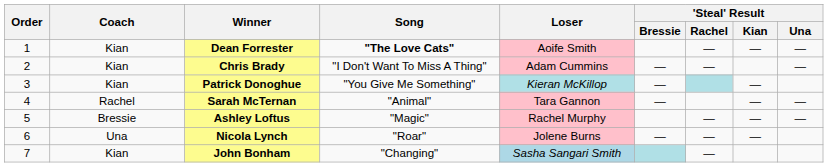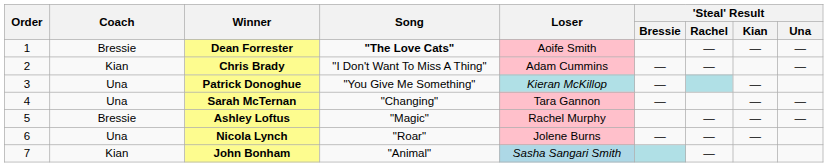(117, 48) Kian -> (117, 48) Bressie
(117, 83) Kian -> (117, 83) Una
(117, 101) Rachel -> (117, 101) Una
(409, 101) "Animal" -> (409, 101) "Changing"
(409, 154) "Changing" -> (409, 154) "Animal"
